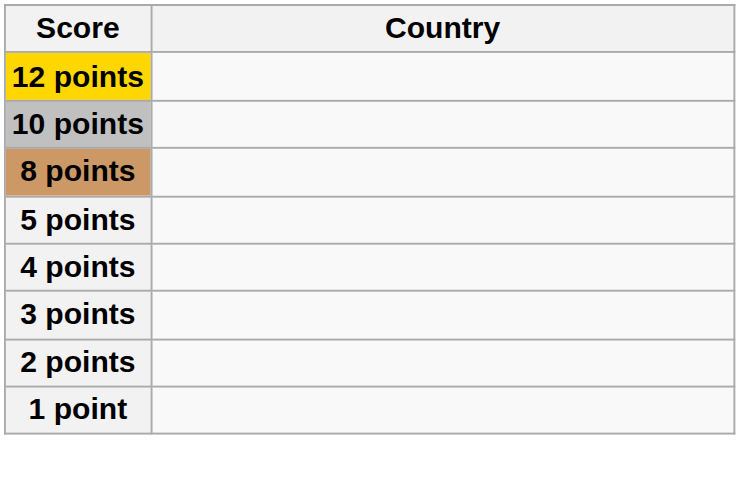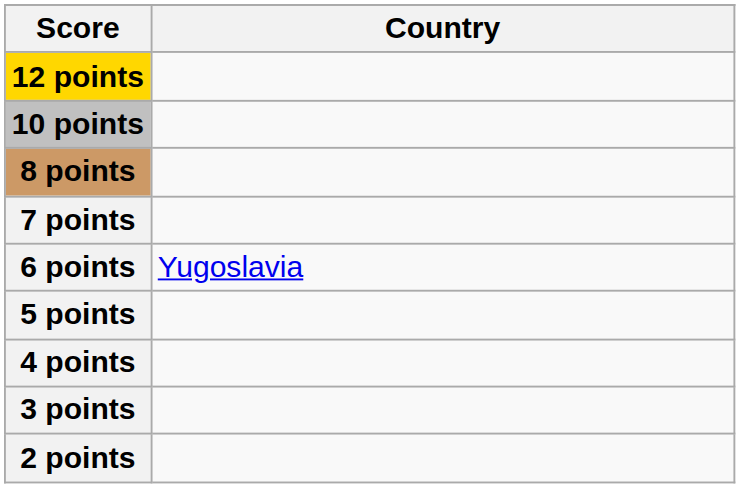+ row: (78, 219)
+ row: (78, 266)
- row: (78, 409)
